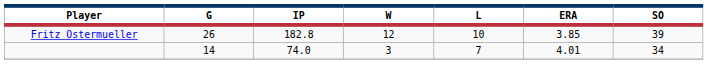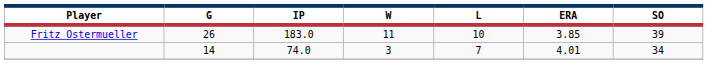(299, 35) 182.8 -> (299, 35) 183.0
(389, 35) 12 -> (389, 35) 11
